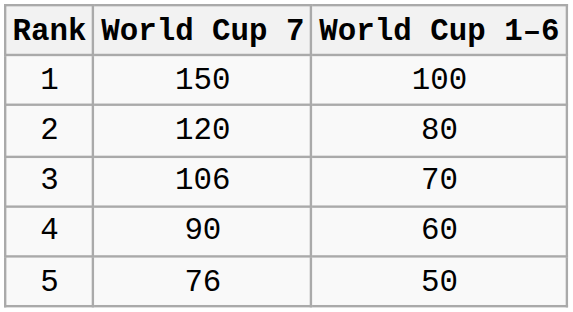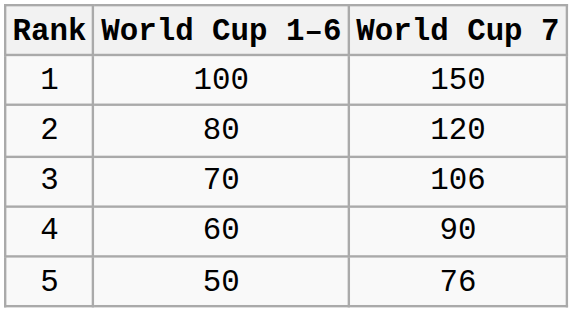columns swapped: (439, 30) <-> (203, 30)
